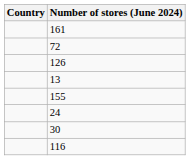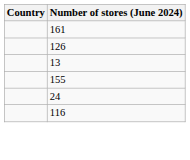- row: (55, 46)
- row: (55, 130)
